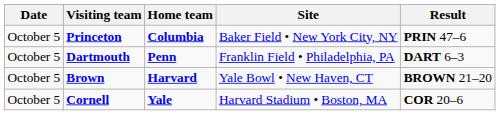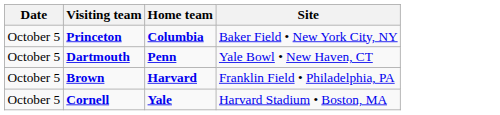- column: (448, 15)
(307, 57) Franklin Field • Philadelphia, PA -> (296, 57) Yale Bowl • New Haven, CT
(296, 78) Yale Bowl • New Haven, CT -> (307, 78) Franklin Field • Philadelphia, PA
